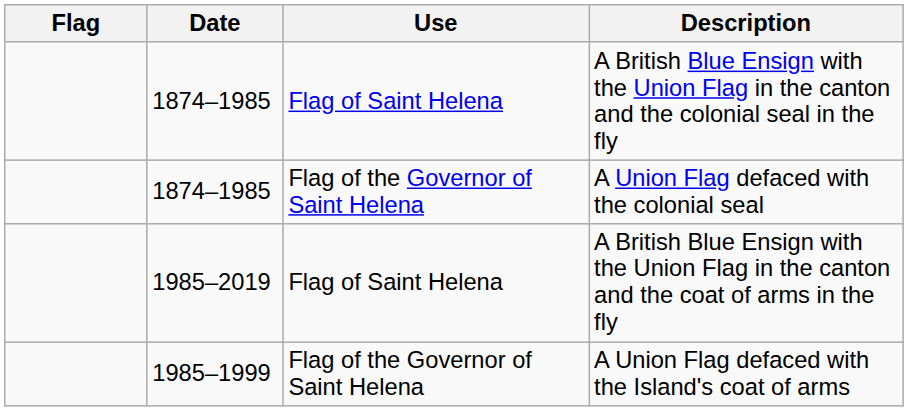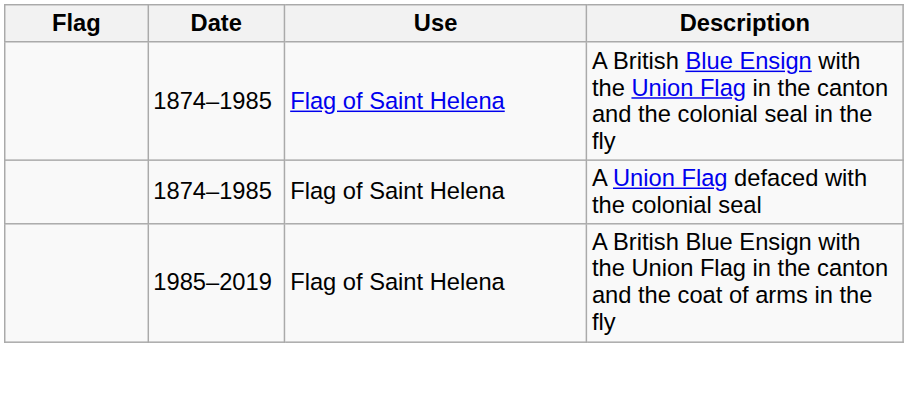(410, 191) Flag of the Governor of Saint Helena -> (397, 191) Flag of Saint Helena
- row: (732, 373)
